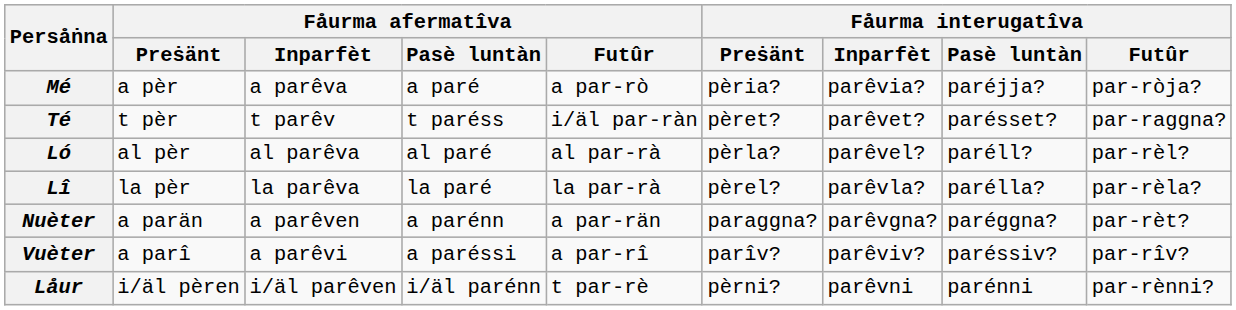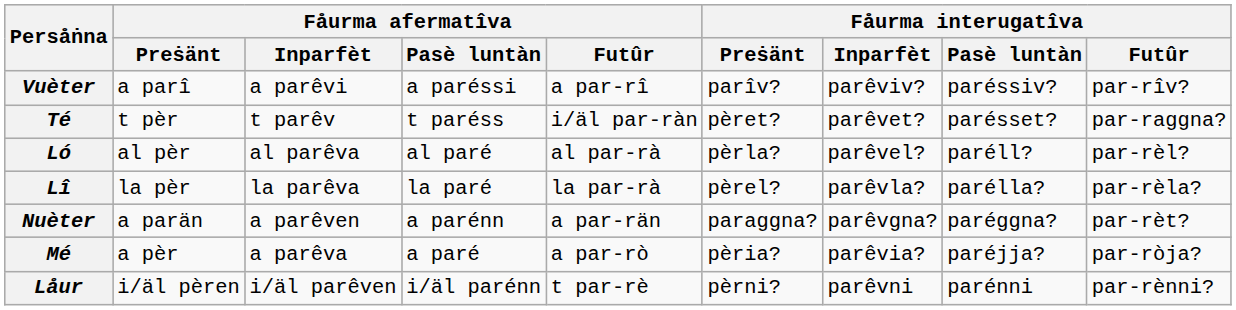rows swapped: (59, 88) <-> (59, 254)
